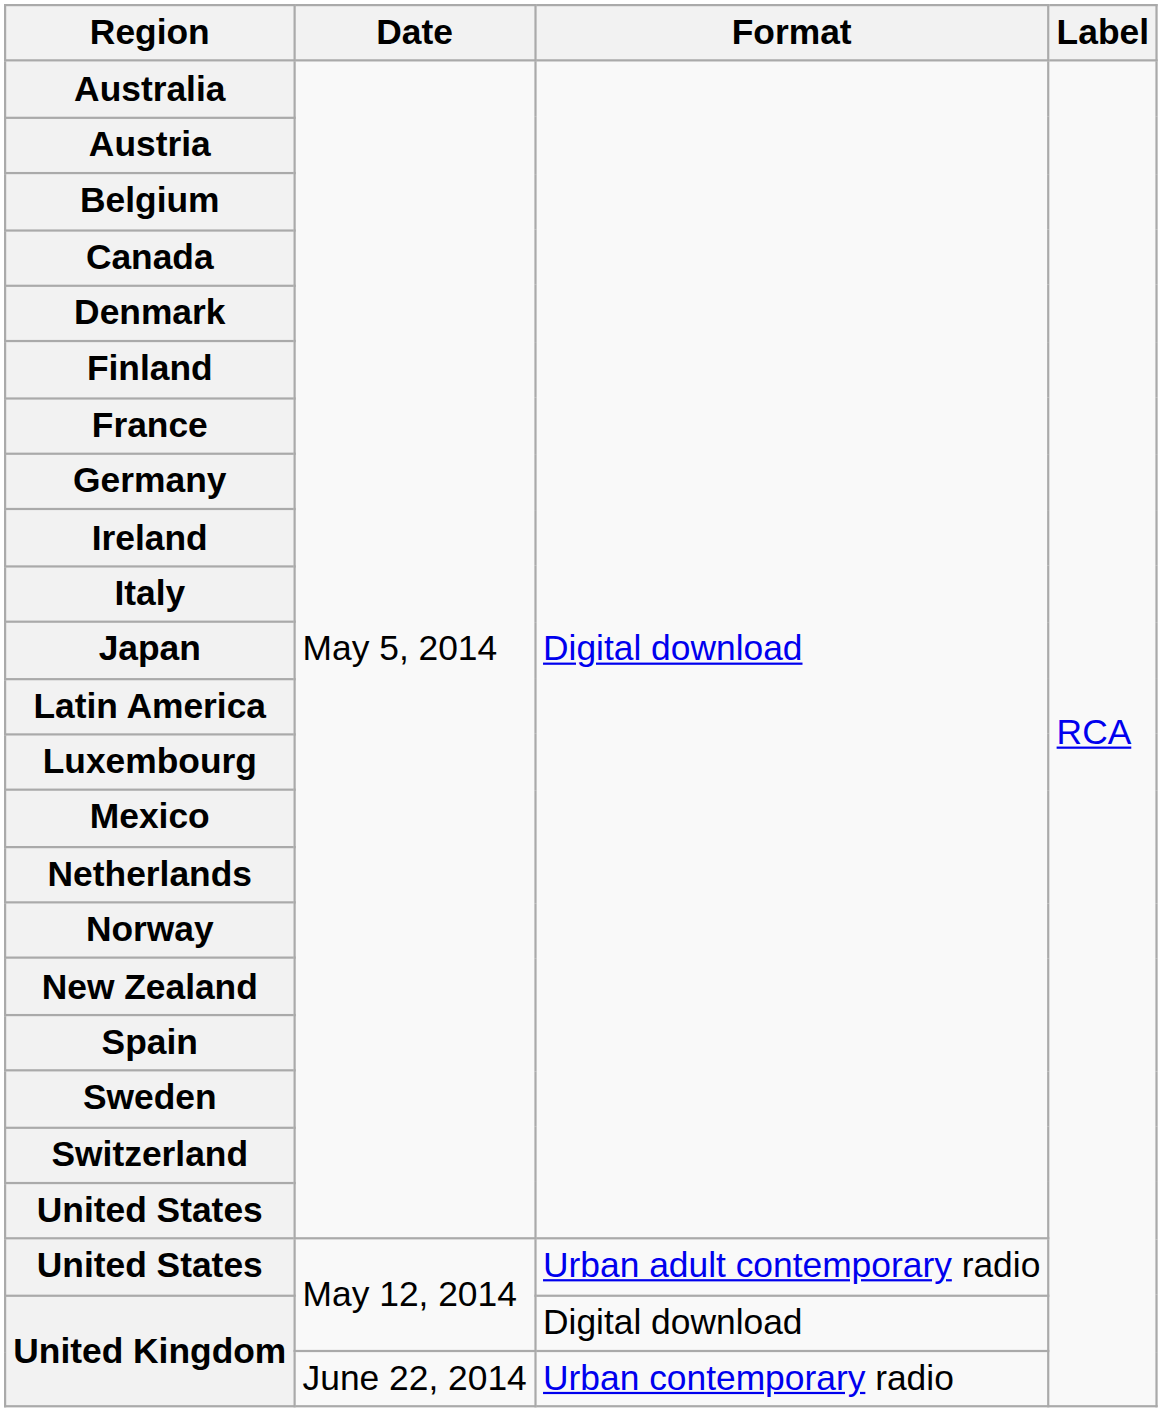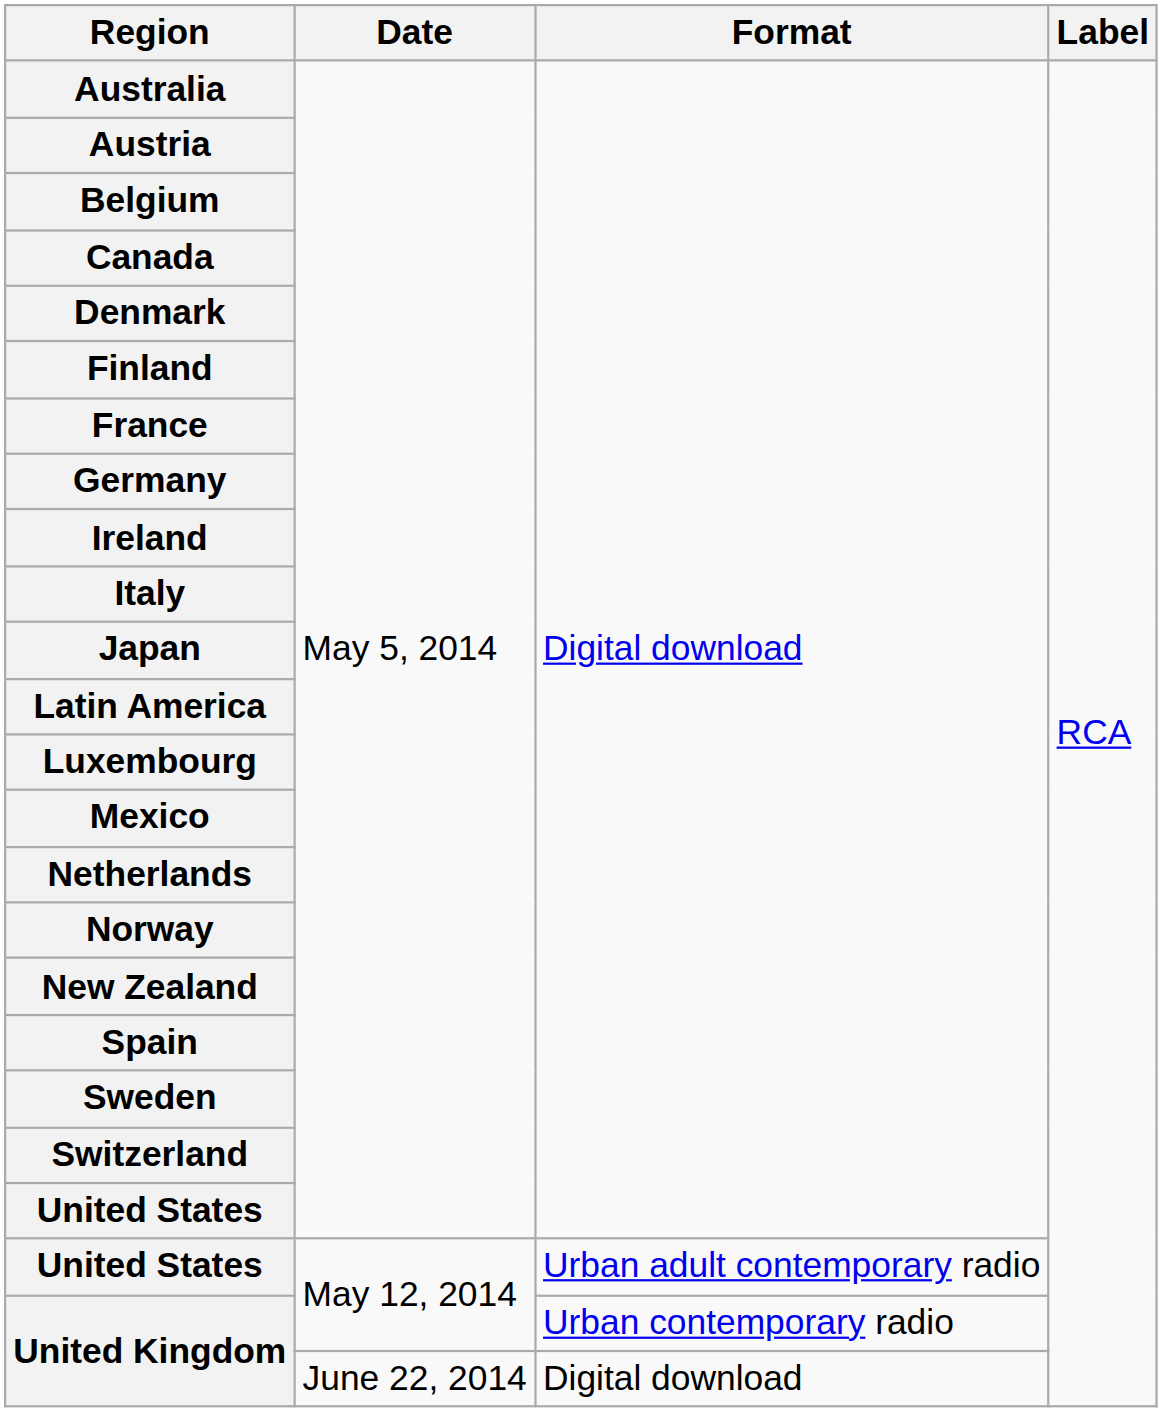(673, 1322) Digital download -> (748, 1322) Urban contemporary radio
(748, 1378) Urban contemporary radio -> (673, 1378) Digital download
